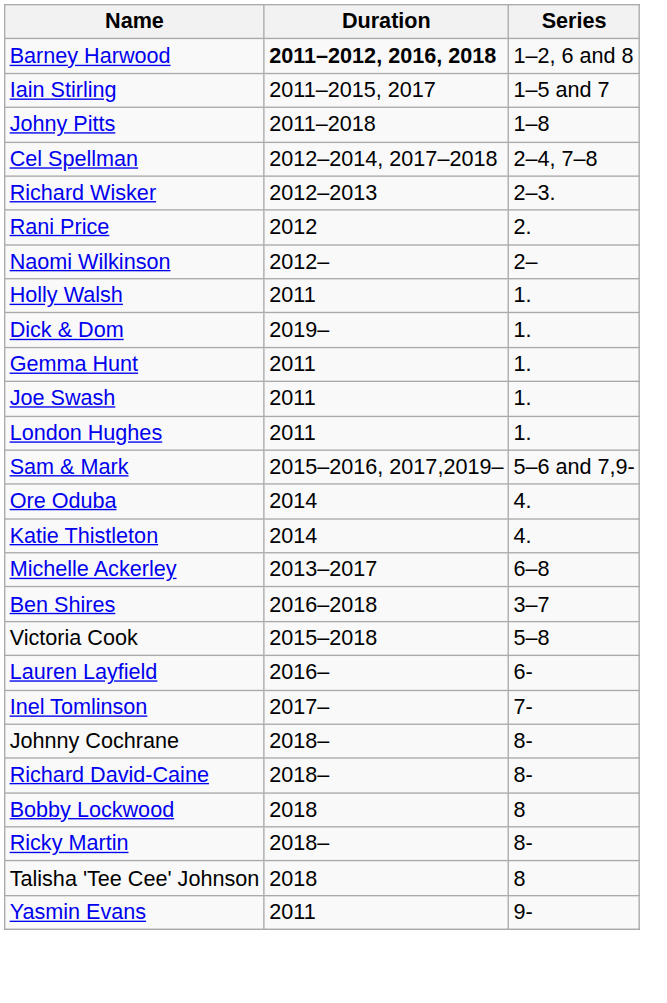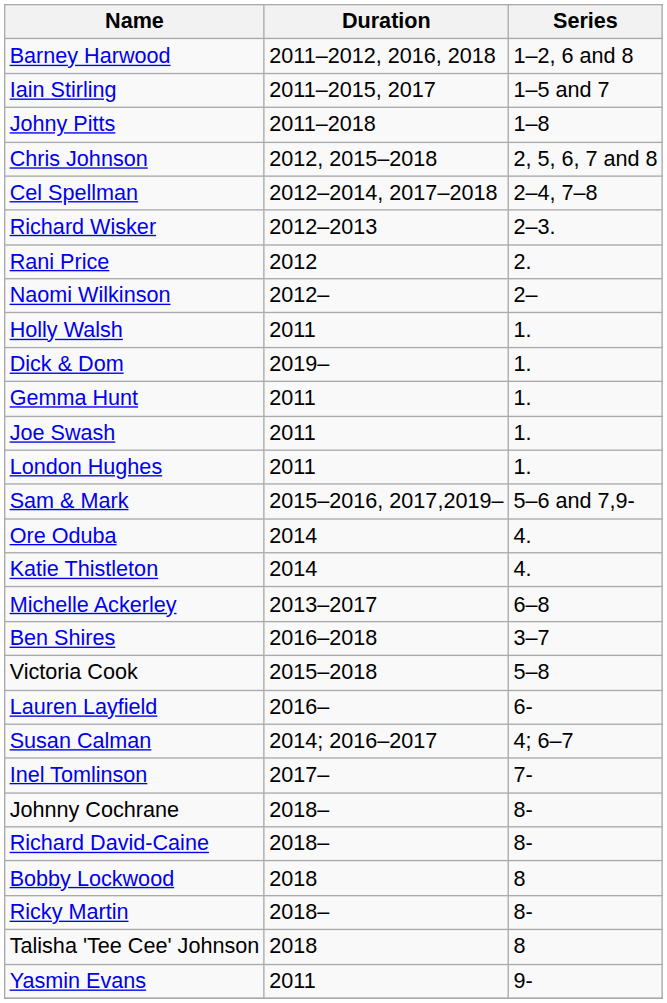(383, 55) bold -> (383, 55) normal
+ row: (79, 158)
+ row: (80, 741)
